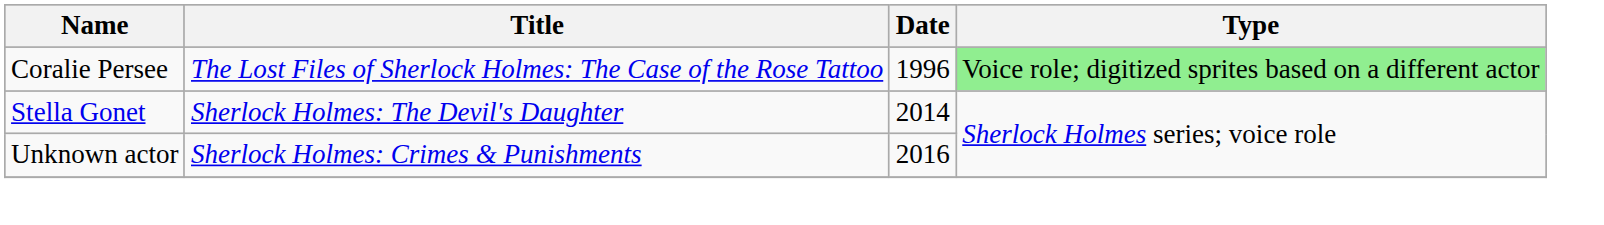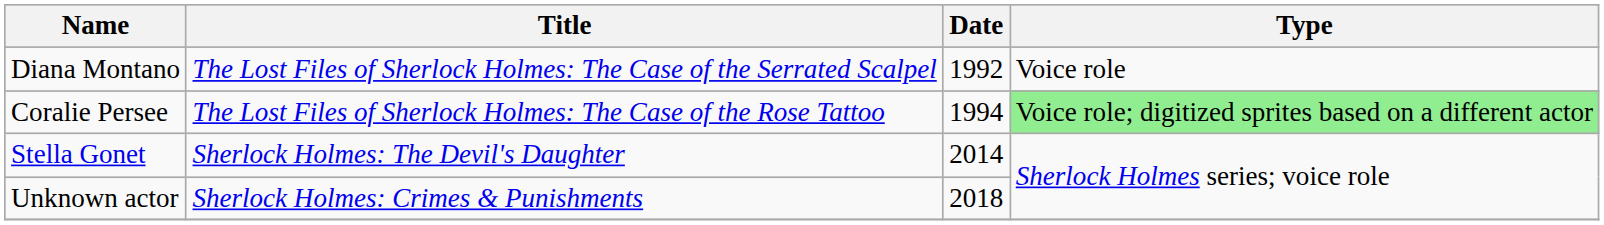+ row: (96, 68)
(923, 68) 1996 -> (976, 111) 1994
(923, 154) 2016 -> (976, 197) 2018
